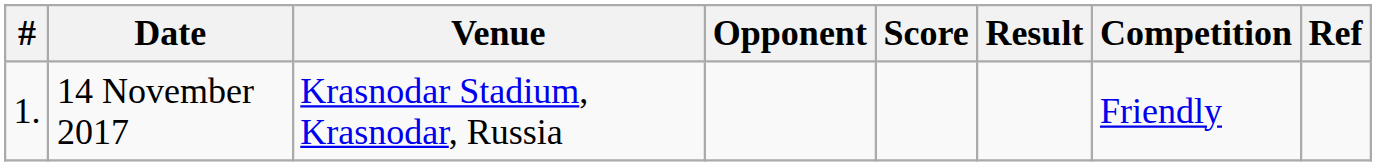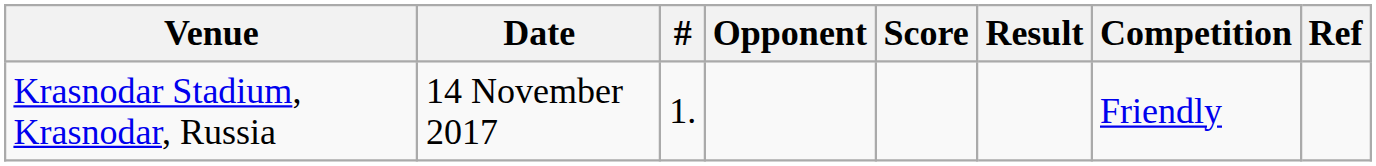columns swapped: (27, 33) <-> (498, 33)
